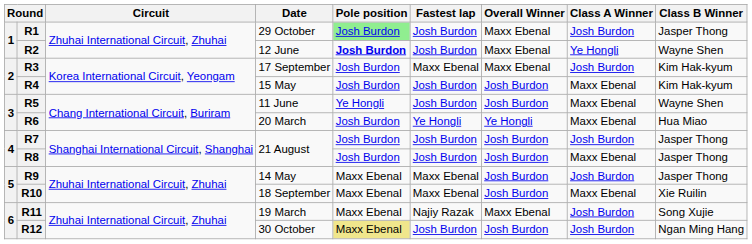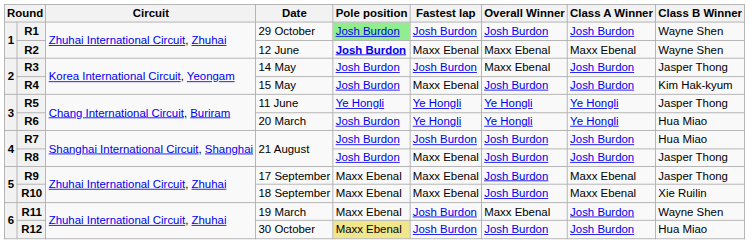(517, 31) Maxx Ebenal -> (516, 31) Josh Burdon
(693, 31) Jasper Thong -> (691, 31) Wayne Shen
(445, 49) Josh Burdon -> (446, 49) Maxx Ebenal
(594, 49) Ye Hongli -> (603, 49) Maxx Ebenal
(294, 67) 17 September -> (277, 67) 14 May
(446, 67) Maxx Ebenal -> (445, 67) Josh Burdon
(695, 67) Kim Hak-kyum -> (693, 67) Jasper Thong
(445, 85) Josh Burdon -> (446, 85) Maxx Ebenal
(603, 85) Maxx Ebenal -> (602, 85) Josh Burdon
(445, 103) Josh Burdon -> (437, 103) Ye Hongli
(516, 103) Josh Burdon -> (508, 103) Ye Hongli
(603, 103) Maxx Ebenal -> (594, 103) Ye Hongli
(691, 103) Wayne Shen -> (693, 103) Jasper Thong
(603, 121) Maxx Ebenal -> (594, 121) Ye Hongli
(693, 139) Jasper Thong -> (683, 139) Hua Miao
(445, 157) Josh Burdon -> (446, 157) Maxx Ebenal
(603, 157) Maxx Ebenal -> (602, 157) Josh Burdon
(277, 175) 14 May -> (294, 175) 17 September
(602, 175) Josh Burdon -> (603, 175) Maxx Ebenal
(443, 211) Najiy Razak -> (445, 211) Josh Burdon
(686, 211) Song Xujie -> (691, 211) Wayne Shen
(701, 229) Ngan Ming Hang -> (683, 229) Hua Miao
